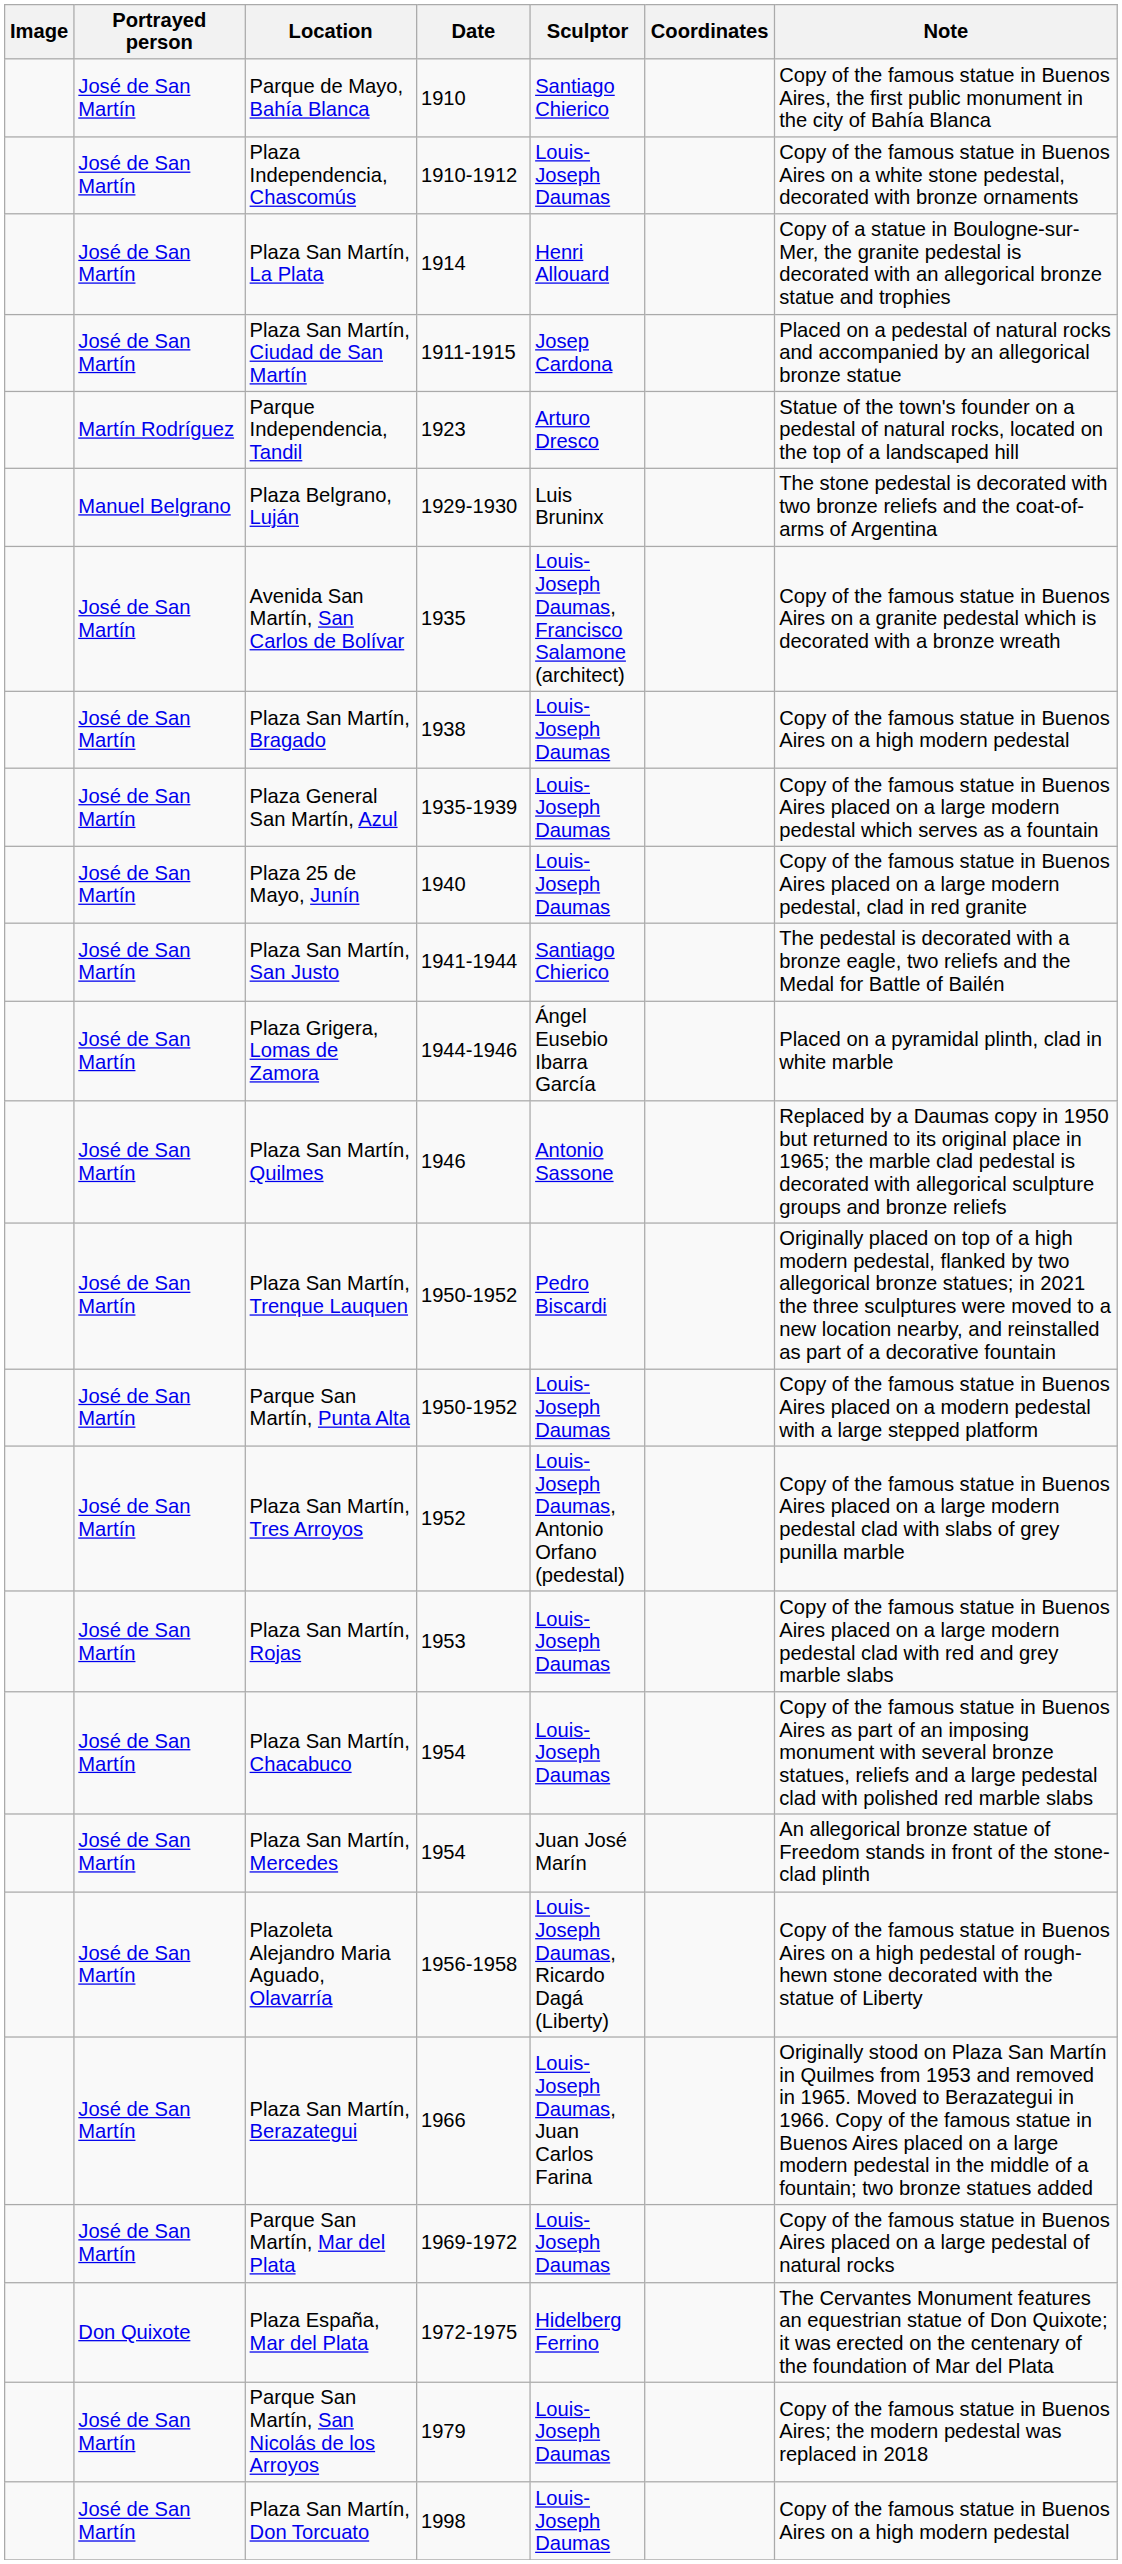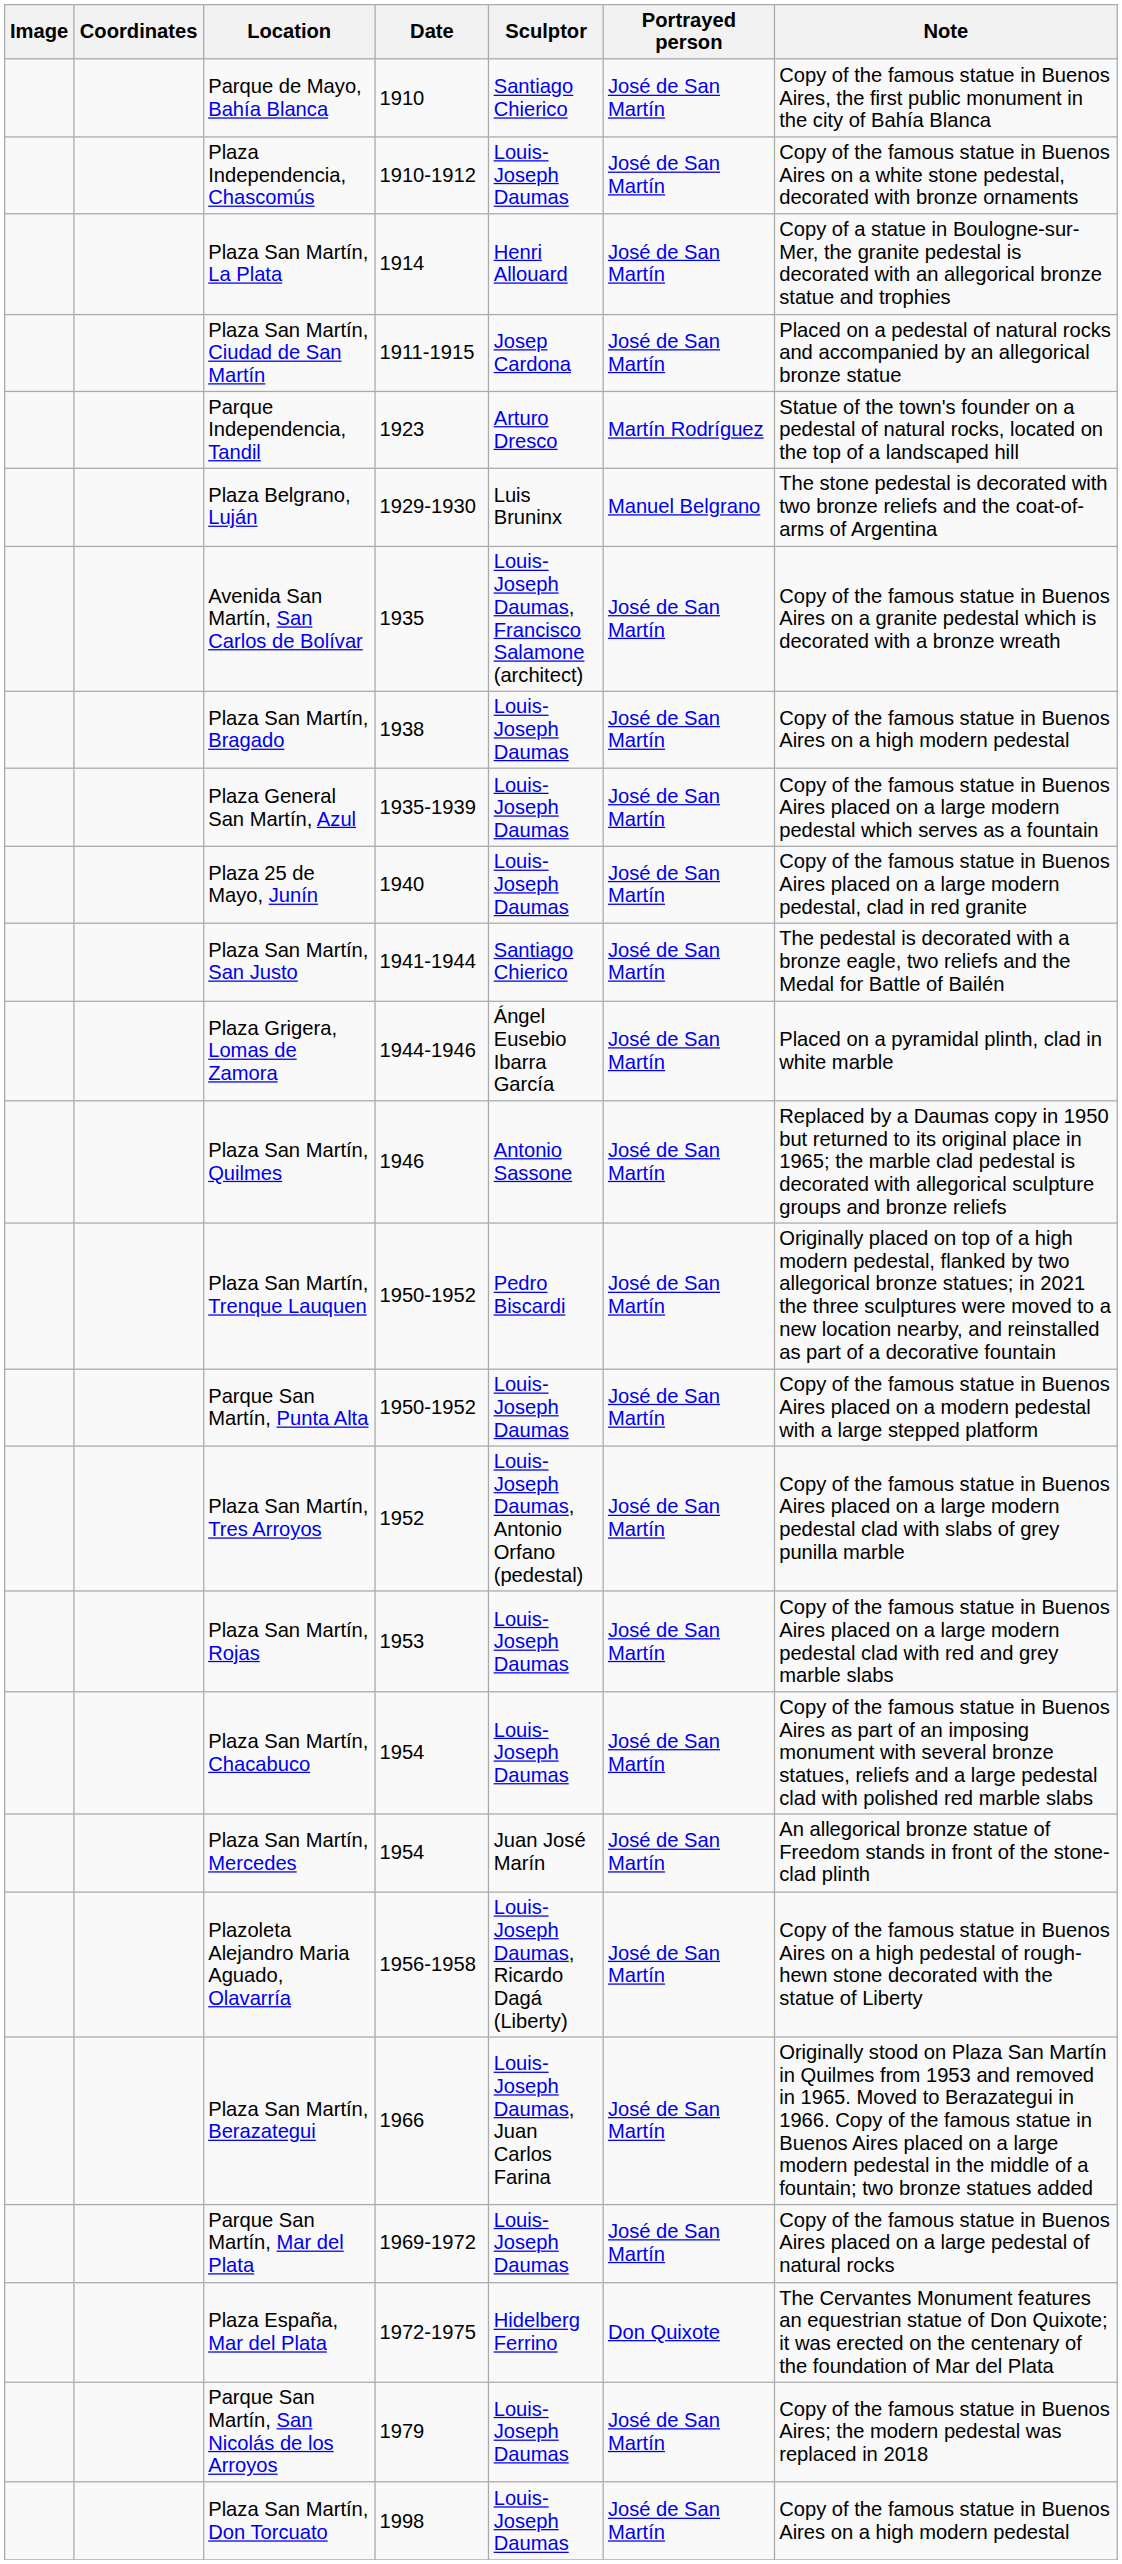columns swapped: (159, 31) <-> (710, 31)
